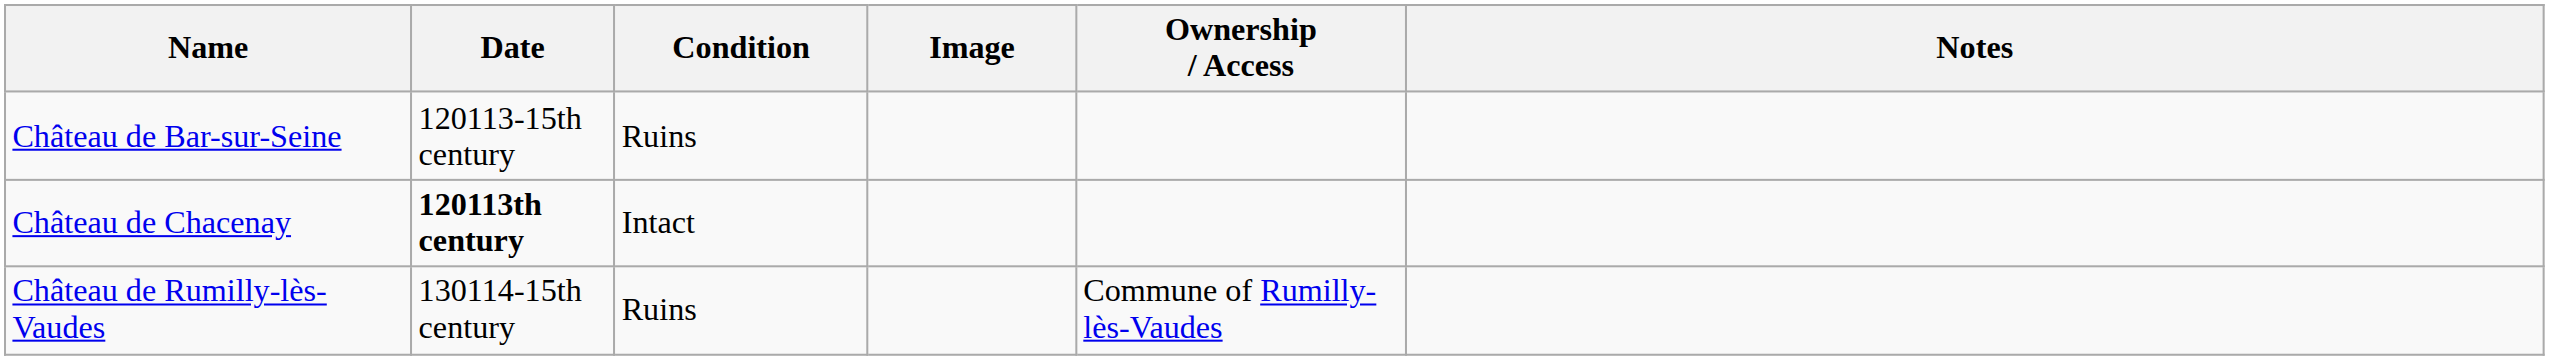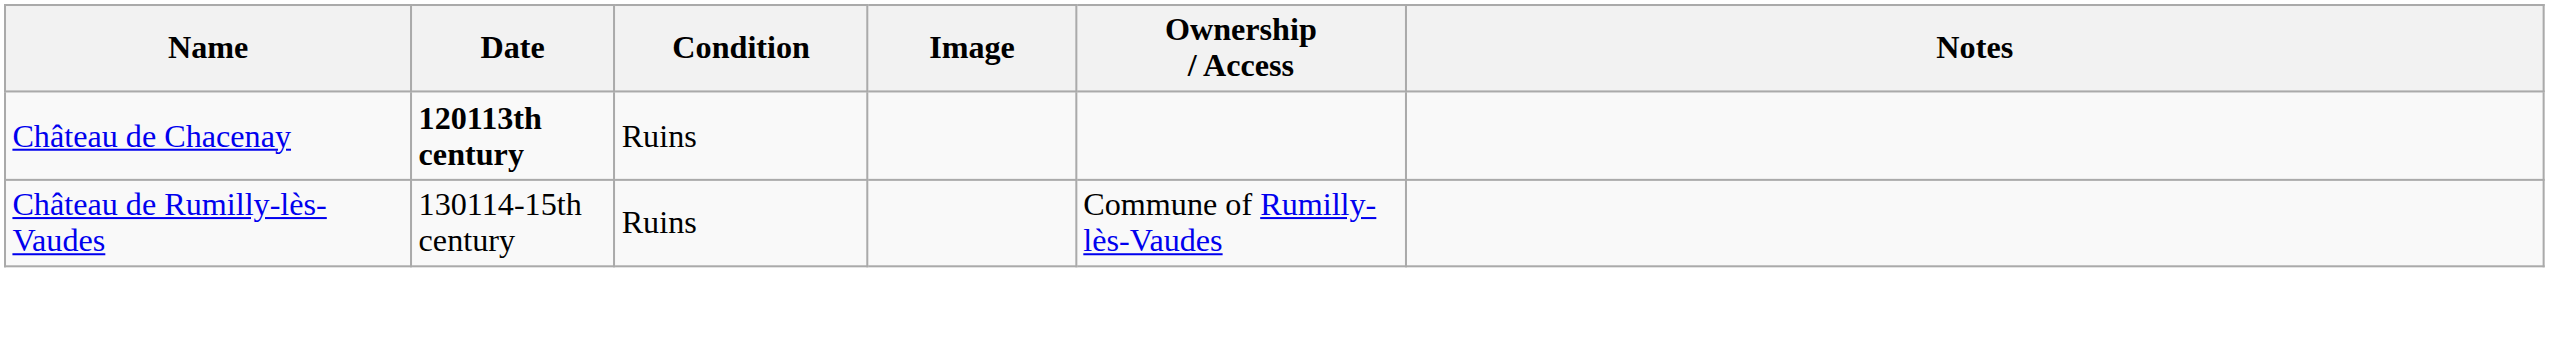- row: (177, 135)
(658, 222) Intact -> (659, 135) Ruins
